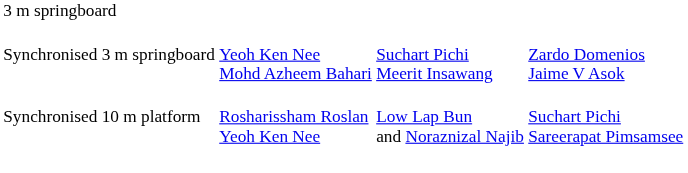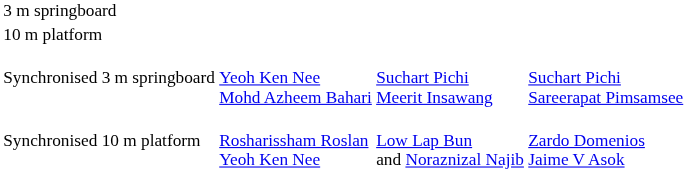+ row: (53, 34)
(587, 63) Zardo Domenios Jaime V Asok -> (606, 87) Suchart Pichi Sareerapat Pimsamsee
(606, 126) Suchart Pichi Sareerapat Pimsamsee -> (587, 150) Zardo Domenios Jaime V Asok
